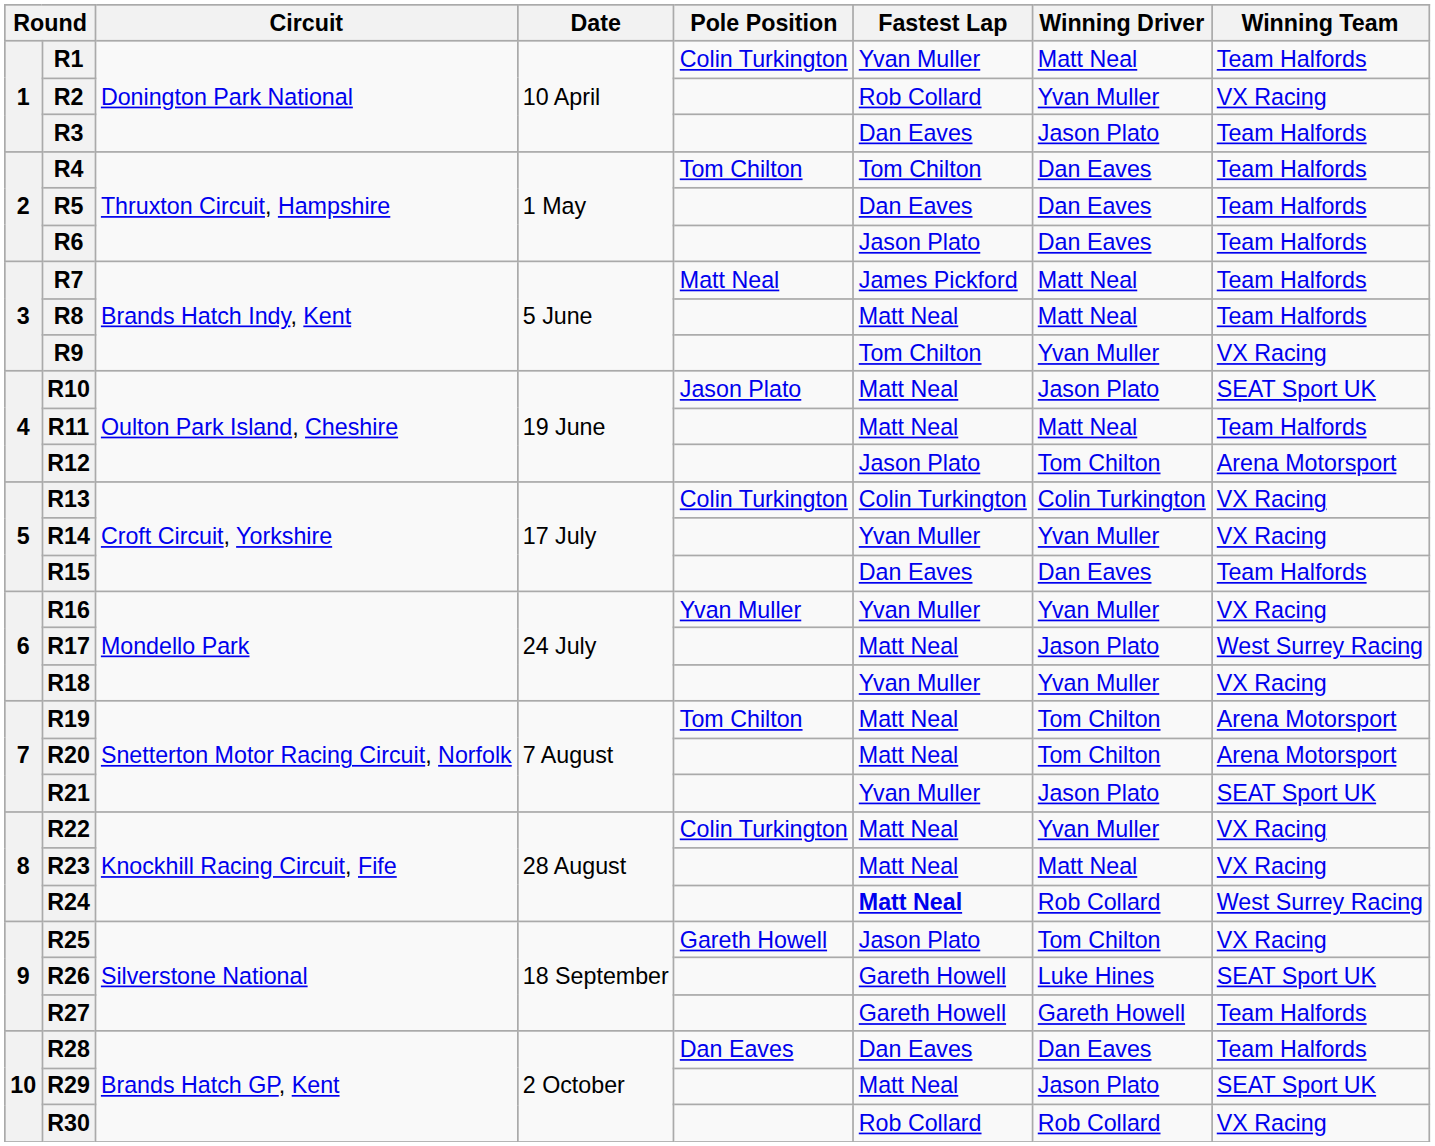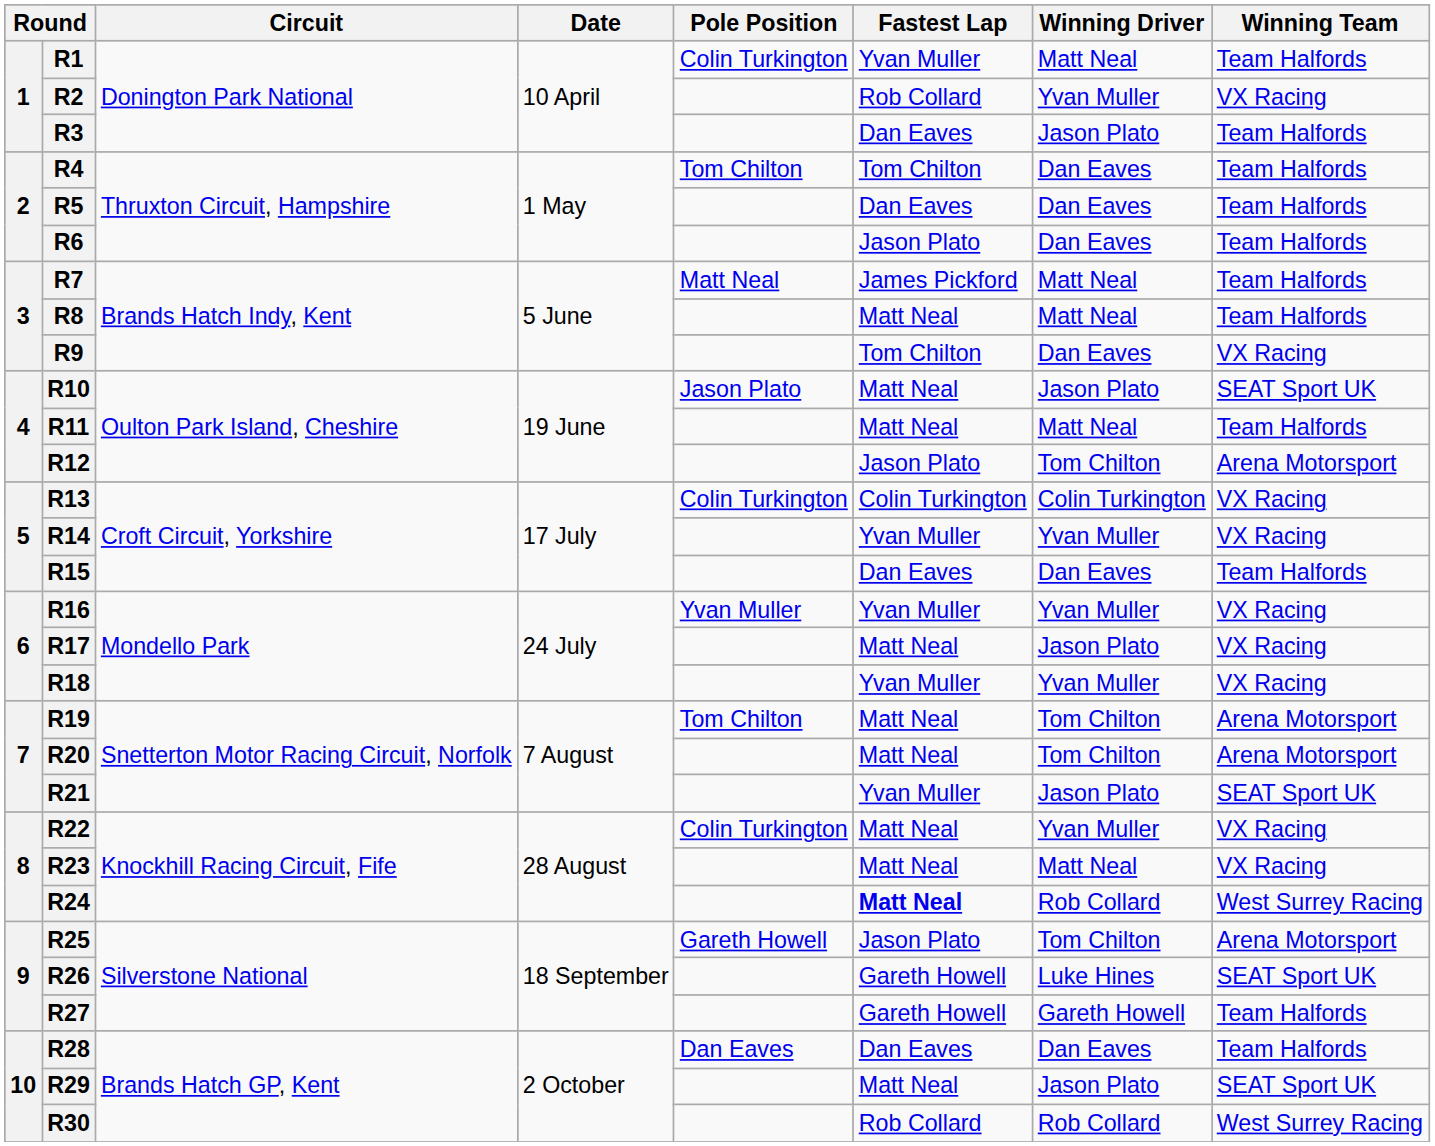(1099, 353) Yvan Muller -> (1095, 353) Dan Eaves
(1320, 646) West Surrey Racing -> (1272, 646) VX Racing
(1272, 939) VX Racing -> (1307, 939) Arena Motorsport
(1272, 1123) VX Racing -> (1320, 1123) West Surrey Racing
